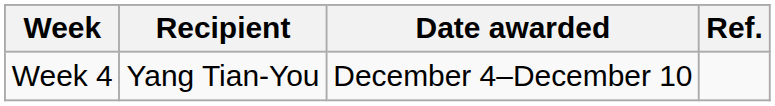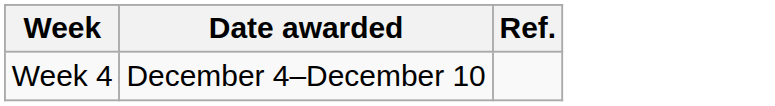- column: (223, 28)
